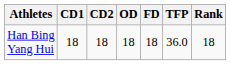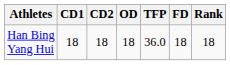columns swapped: (152, 14) <-> (177, 14)
